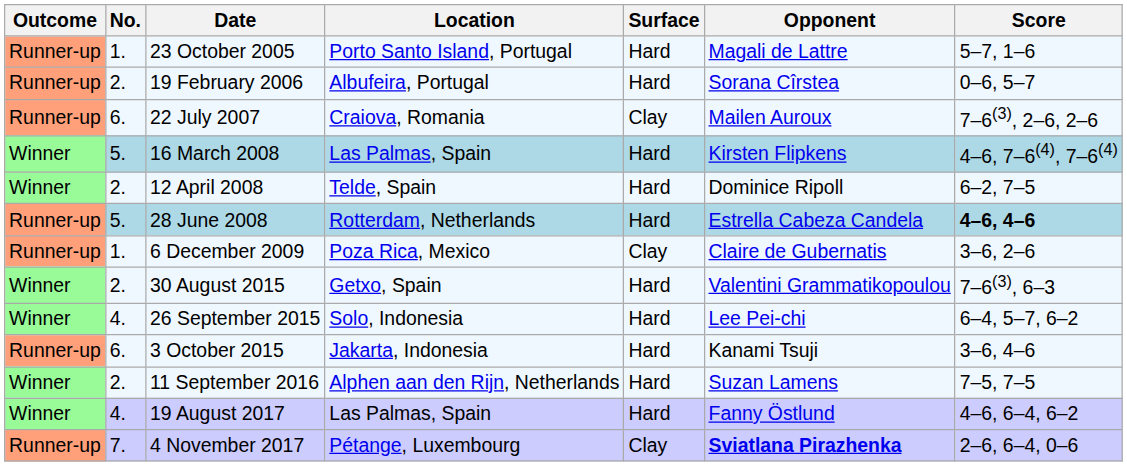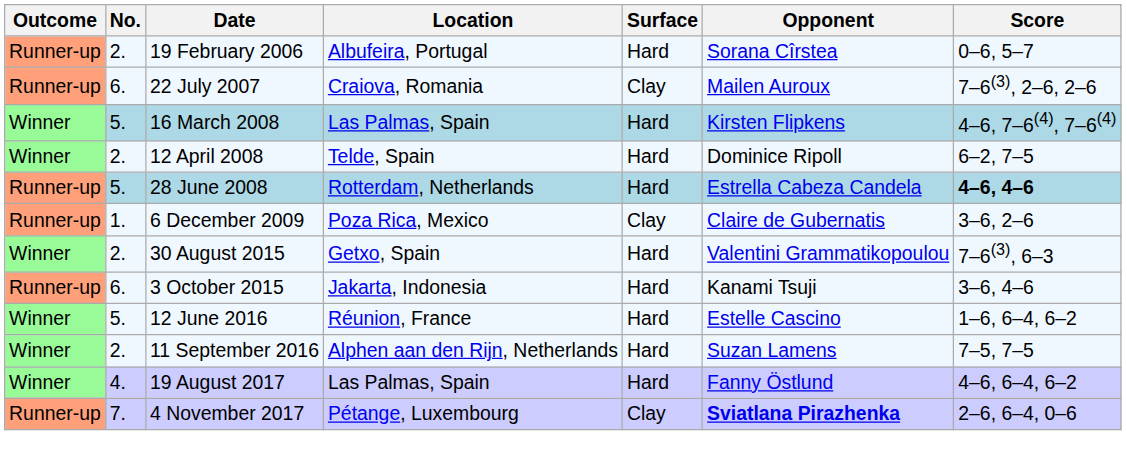- row: (222, 51)
- row: (235, 318)
+ row: (209, 318)
